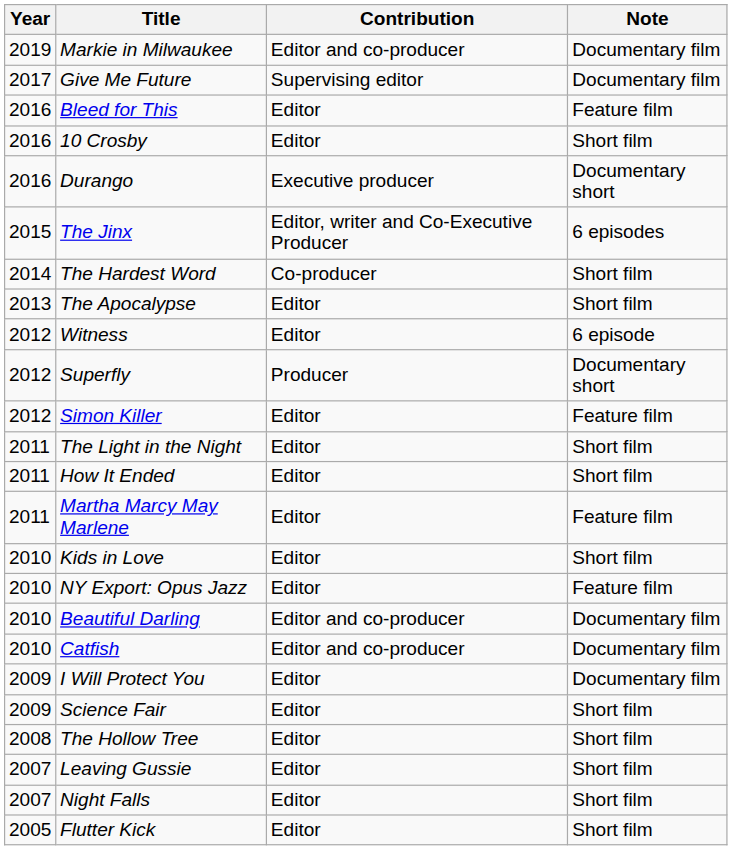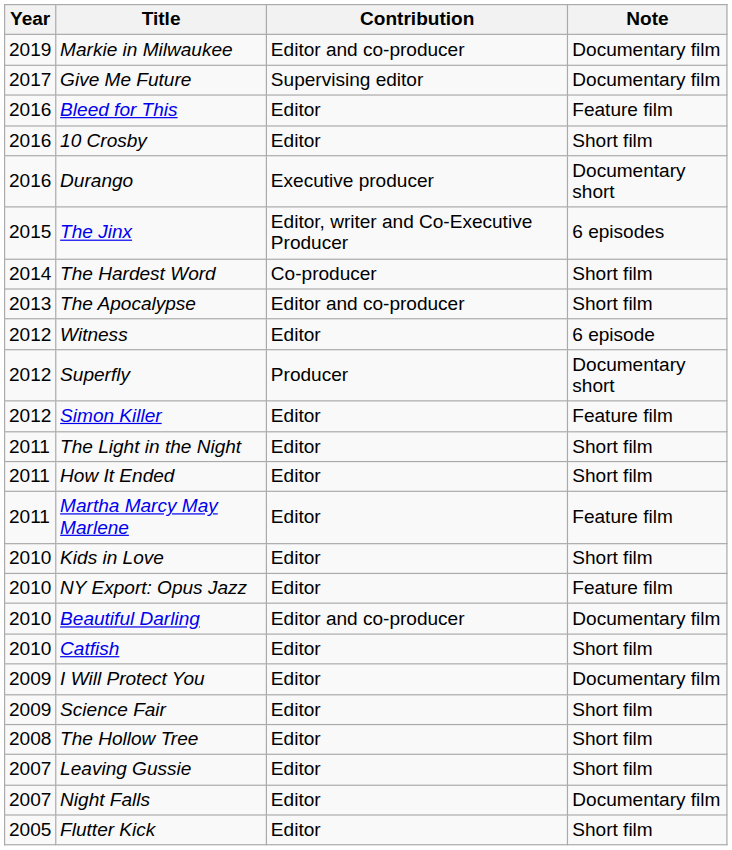(296, 304) Editor -> (368, 304) Editor and co-producer
(368, 648) Editor and co-producer -> (296, 648) Editor
(646, 648) Documentary film -> (613, 648) Short film
(613, 799) Short film -> (646, 799) Documentary film
